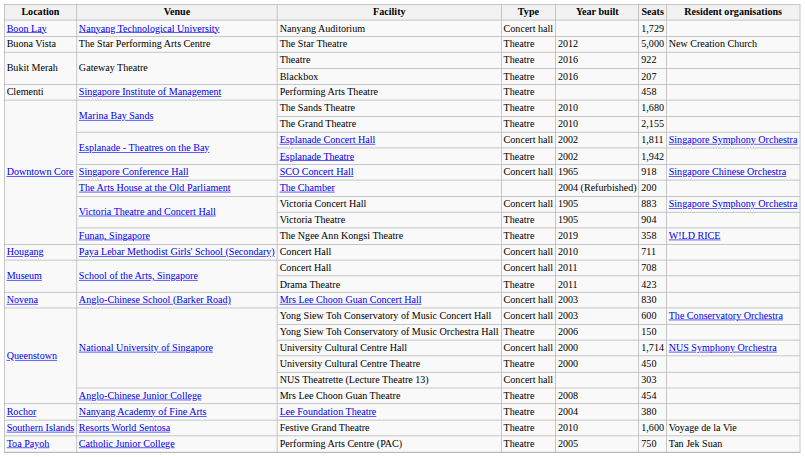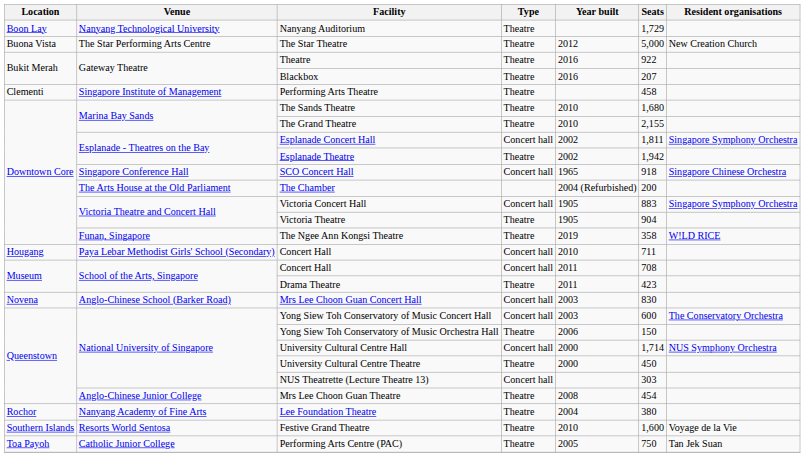(528, 28) Concert hall -> (519, 28) Theatre
